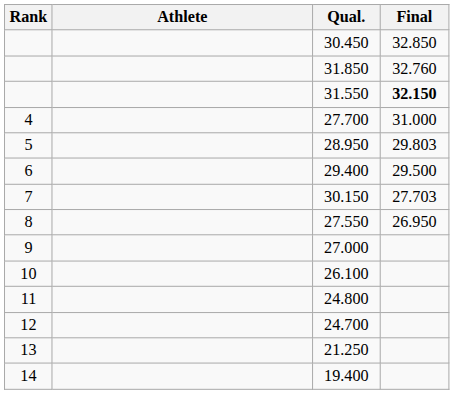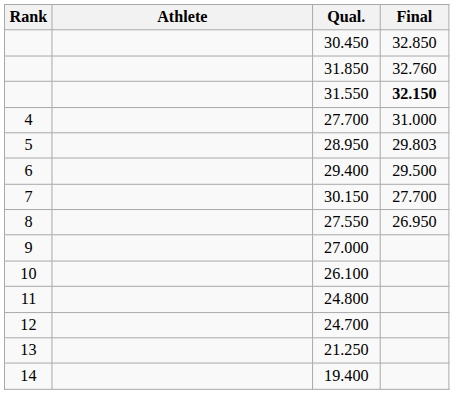(414, 196) 27.703 -> (414, 196) 27.700
